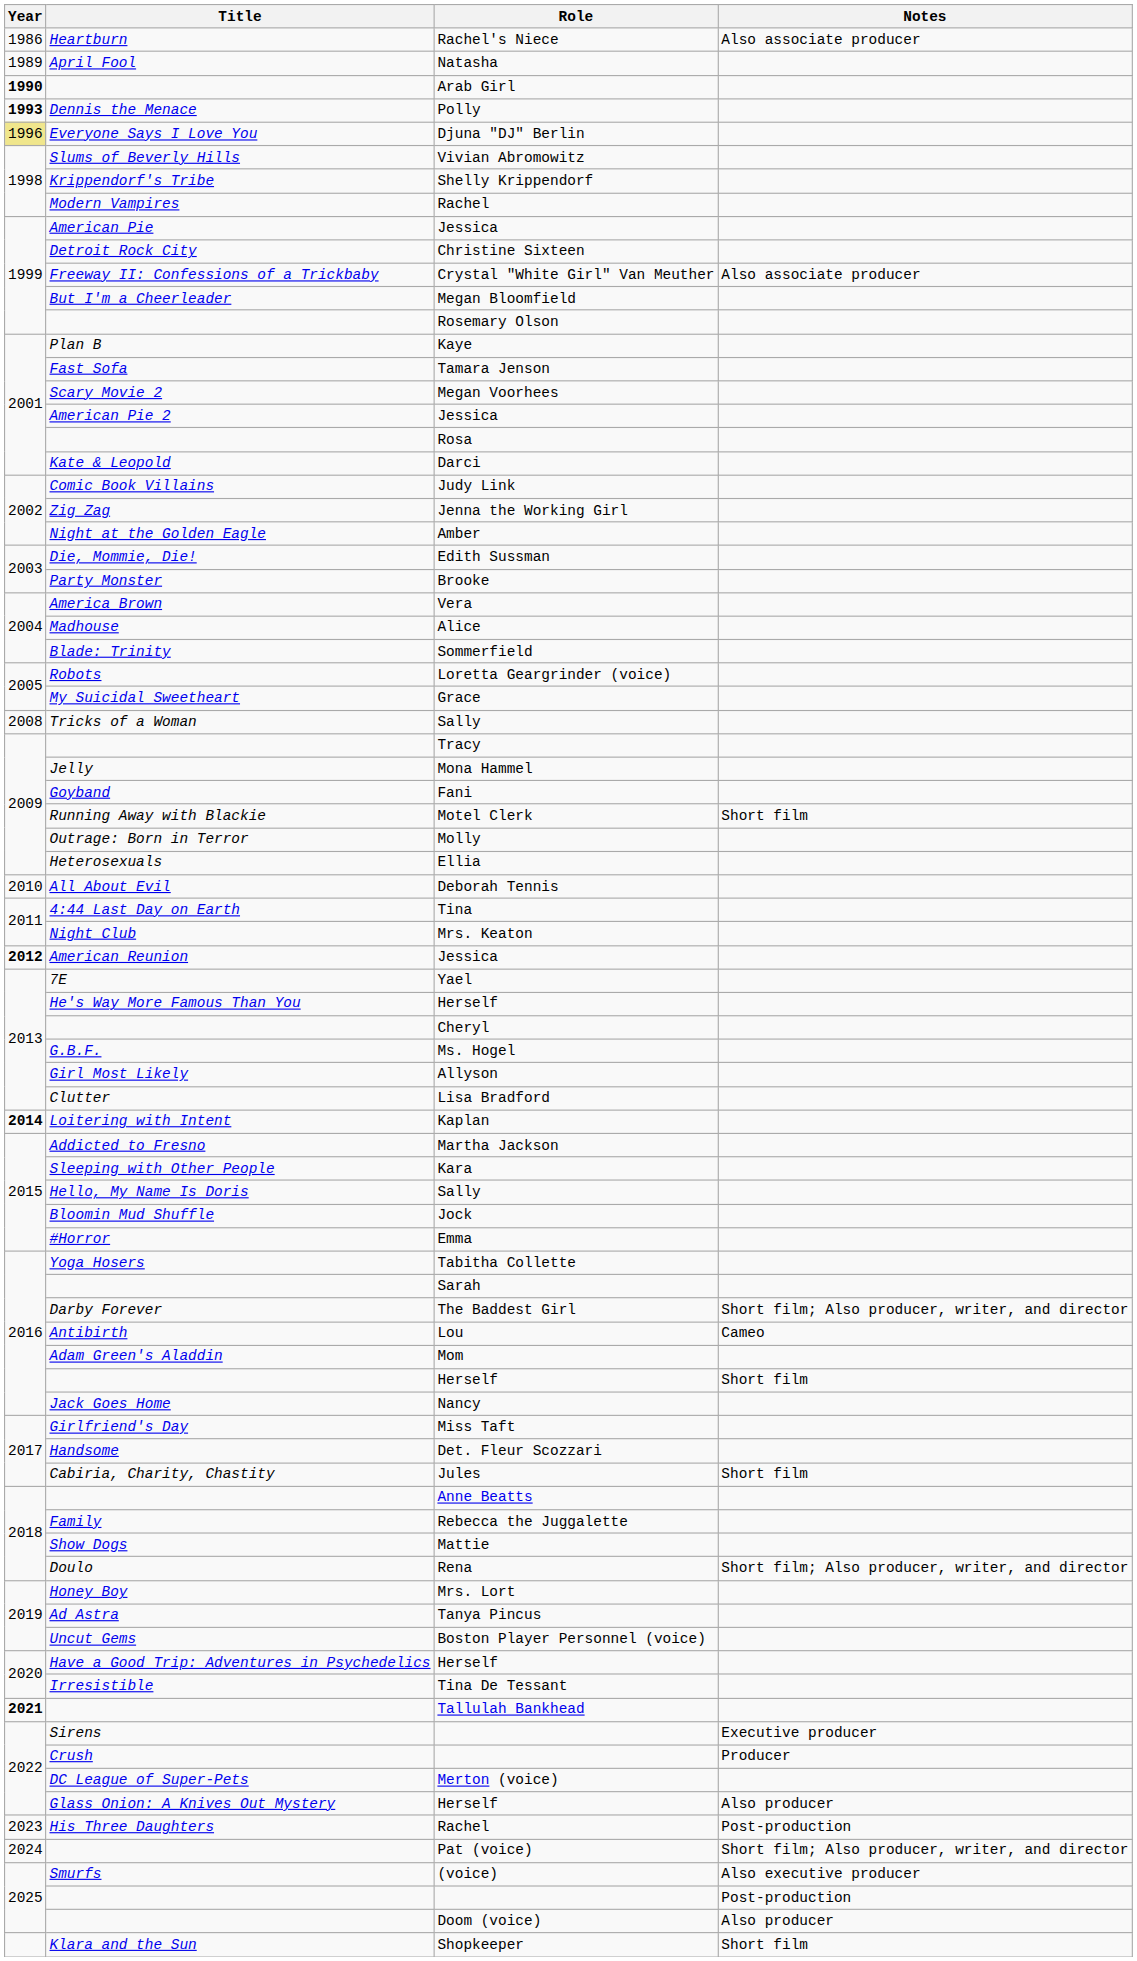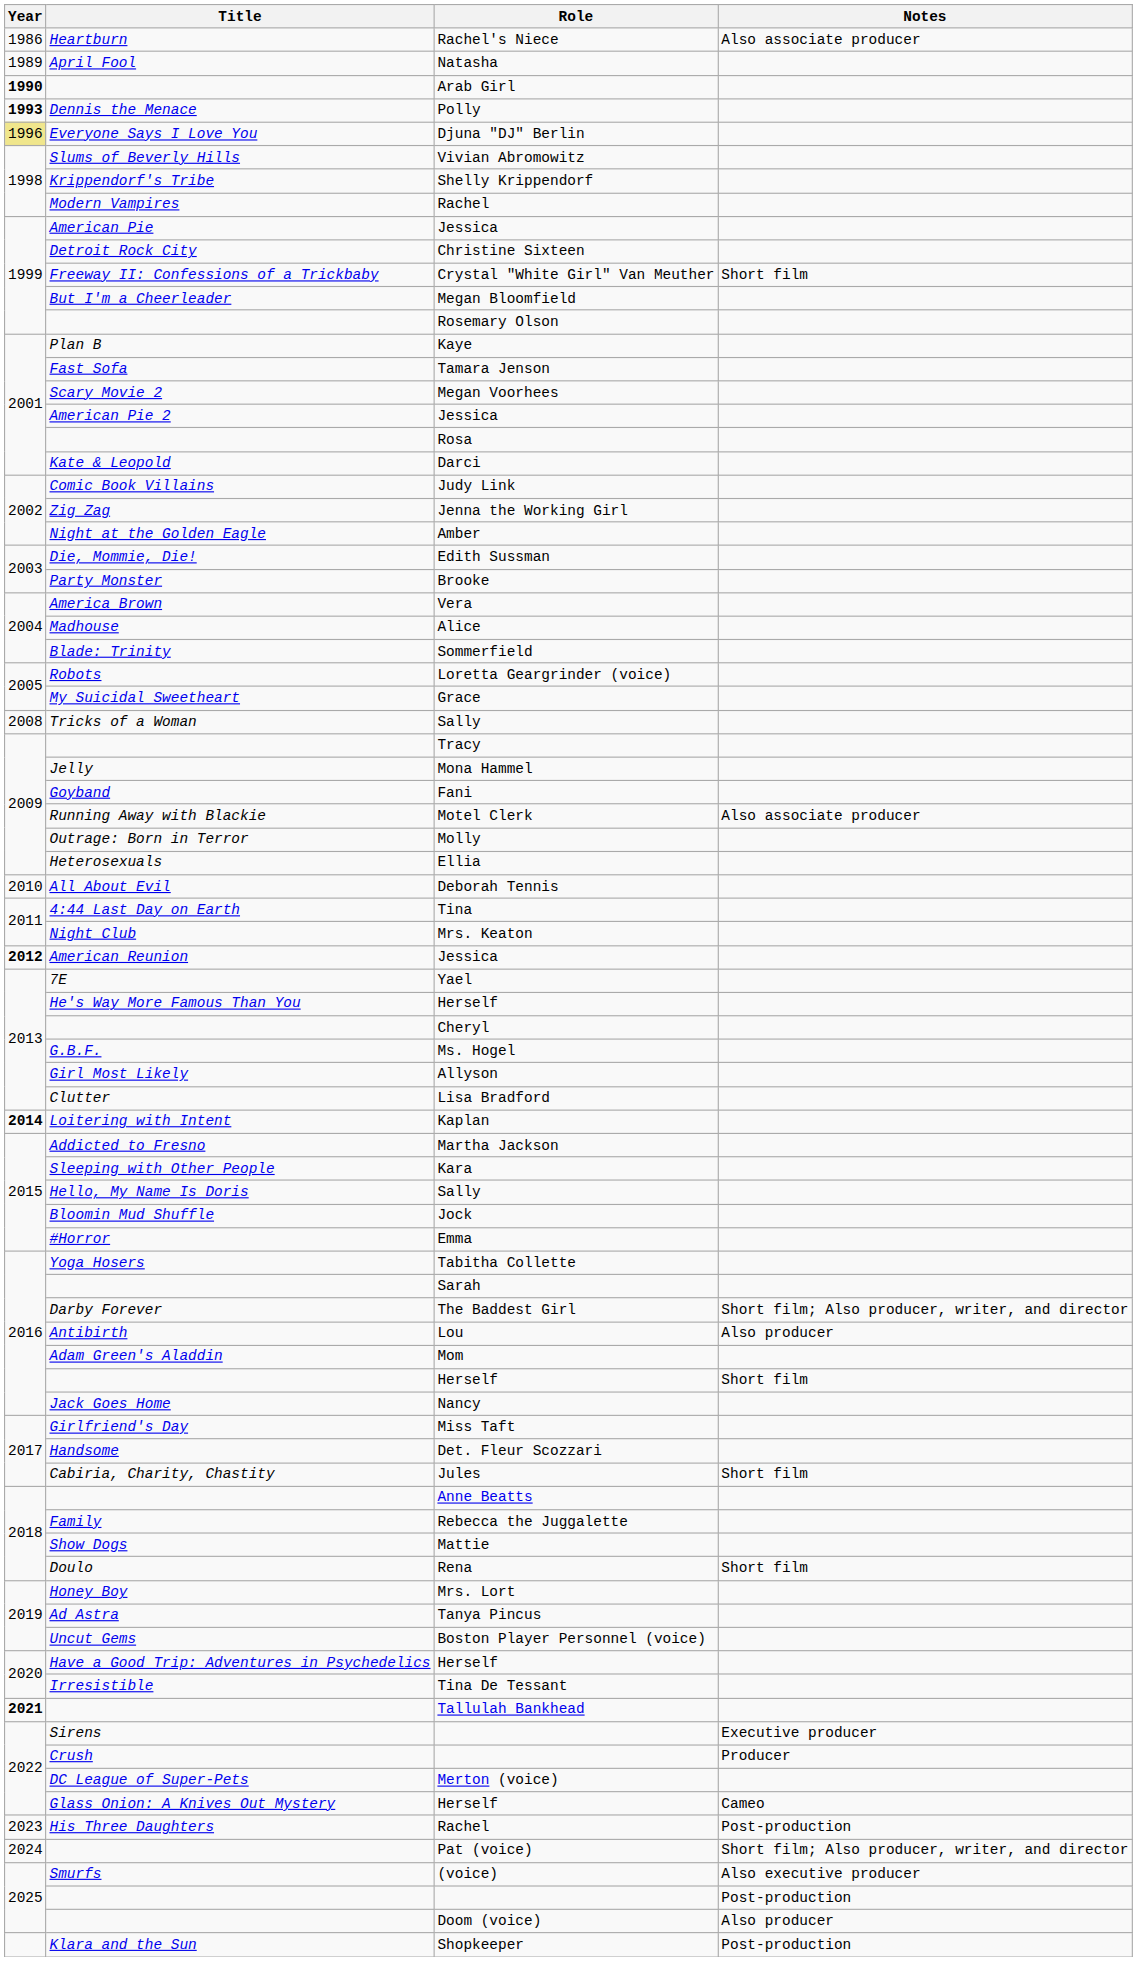(821, 275) Also associate producer -> (765, 275) Short film
(765, 816) Short film -> (821, 816) Also associate producer
(743, 1333) Cameo -> (778, 1333) Also producer
(925, 1569) Short film; Also producer, writer, and director -> (765, 1569) Short film
(778, 1804) Also producer -> (743, 1804) Cameo
(765, 1945) Short film -> (786, 1945) Post-production
